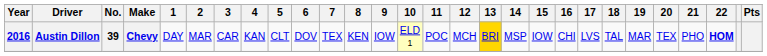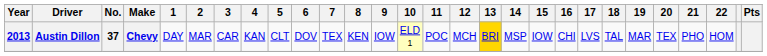(19, 36) 2016 -> (19, 36) 2013
(113, 36) 39 -> (113, 36) 37
(721, 36) bold -> (721, 36) normal
